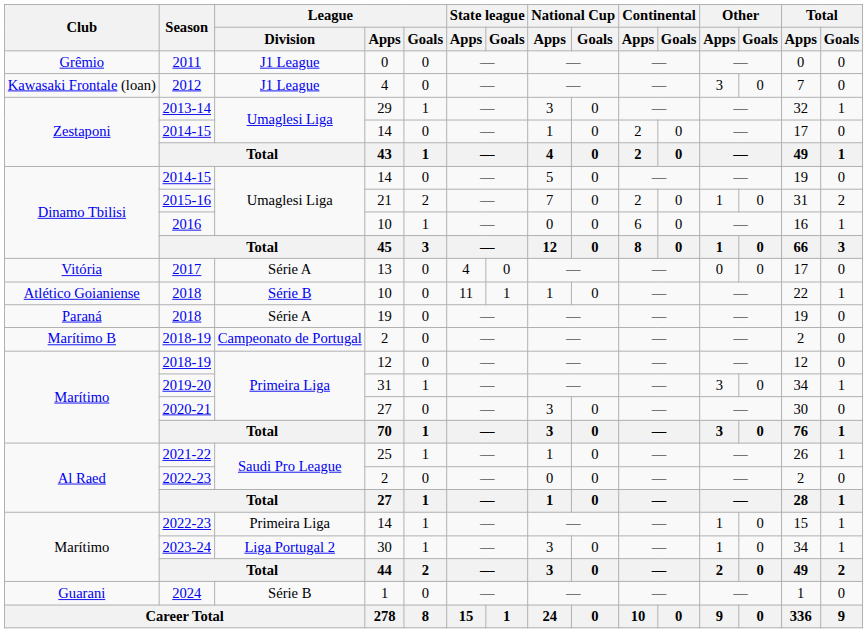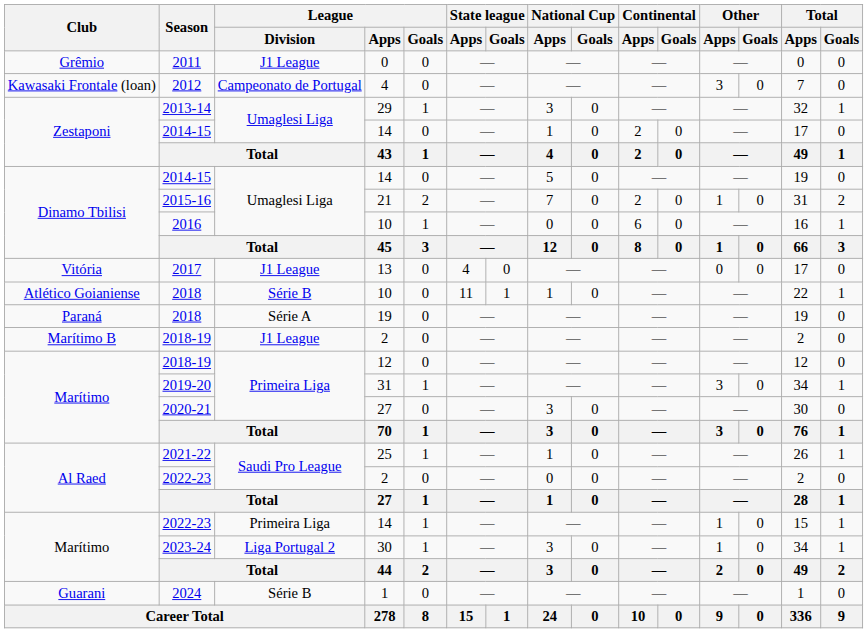(290, 85) J1 League -> (290, 85) Campeonato de Portugal
(290, 270) Série A -> (290, 270) J1 League
(290, 339) Campeonato de Portugal -> (290, 339) J1 League
